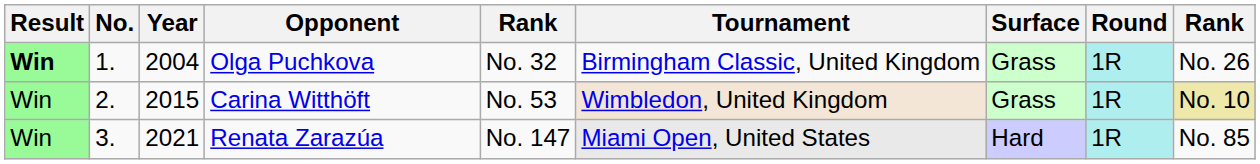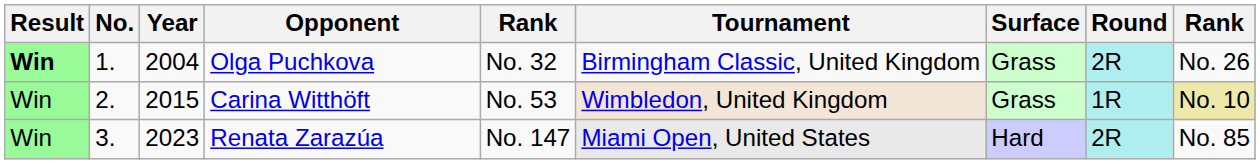(1107, 61) 1R -> (1107, 61) 2R
(172, 138) 2021 -> (172, 138) 2023
(1107, 138) 1R -> (1107, 138) 2R
